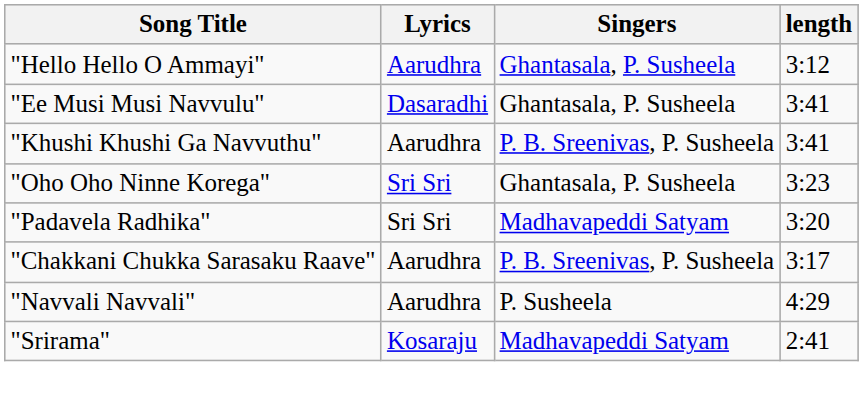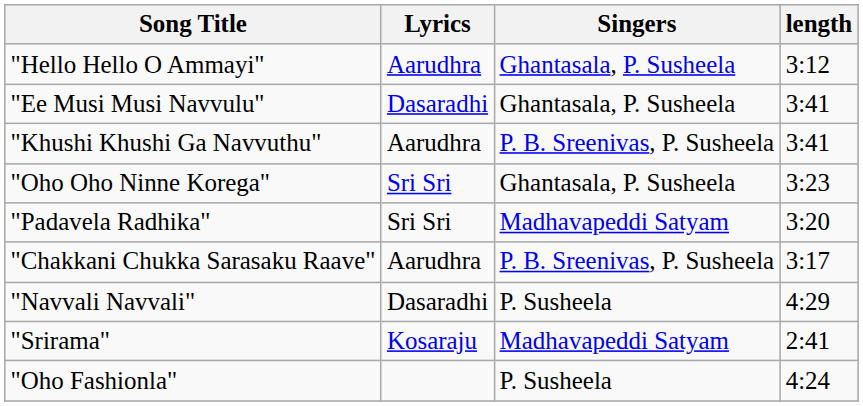(434, 301) Aarudhra -> (437, 301) Dasaradhi
+ row: (94, 380)
